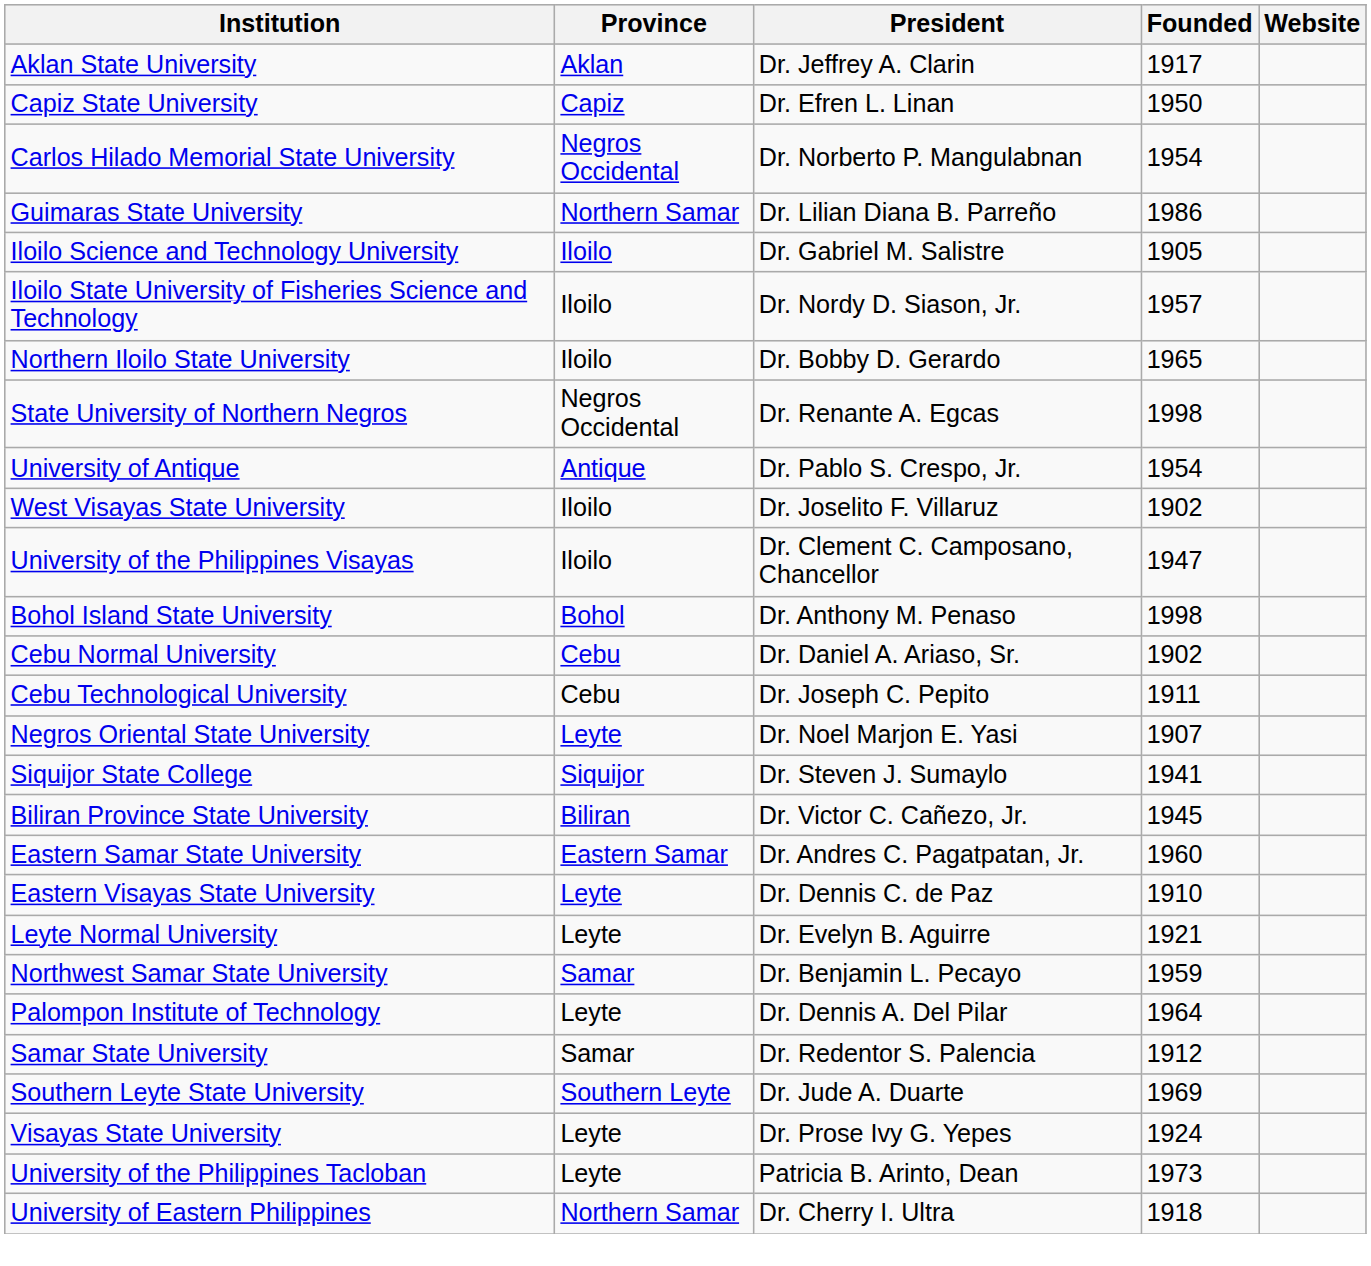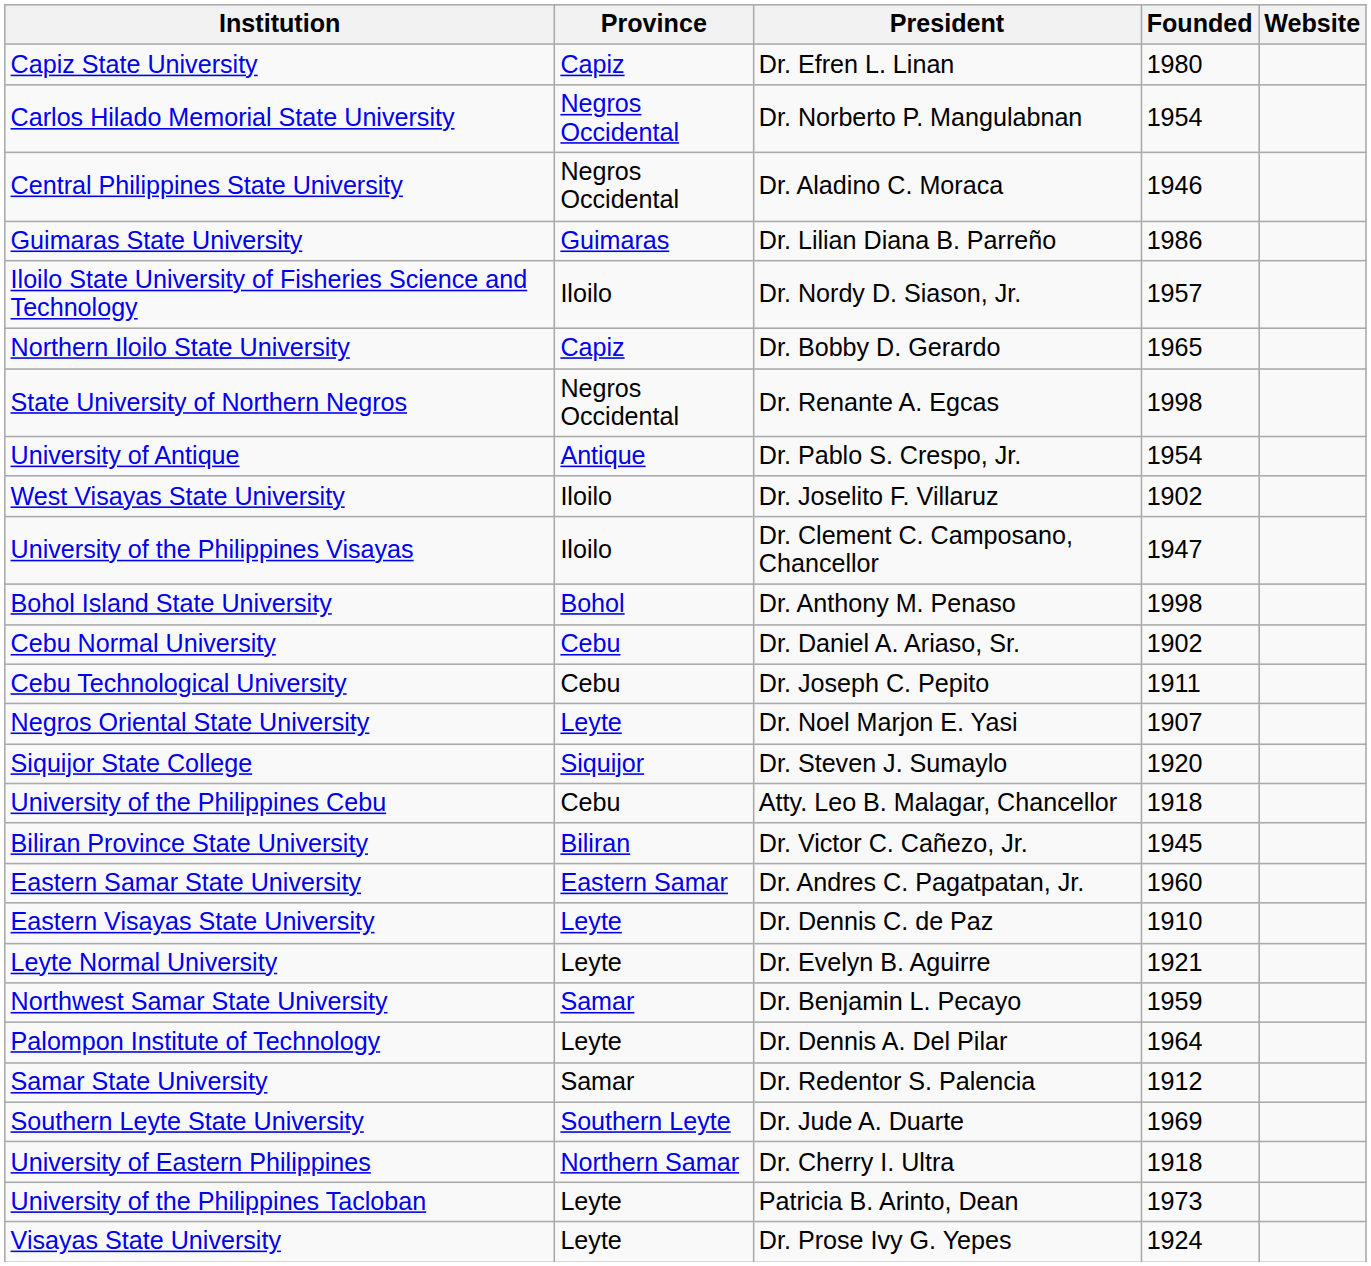- row: (133, 64)
(1175, 104) 1950 -> (1175, 64) 1980
+ row: (207, 186)
(650, 212) Northern Samar -> (615, 240) Guimaras
- row: (234, 251)
(586, 359) Iloilo -> (593, 348) Capiz
(1175, 774) 1941 -> (1175, 763) 1920
+ row: (198, 803)
rows swapped: (191, 1213) <-> (146, 1133)
